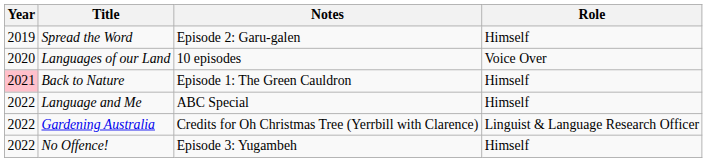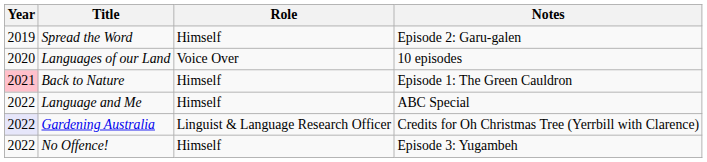columns swapped: (592, 15) <-> (327, 15)
(21, 124) no background -> (21, 124) lavender background
